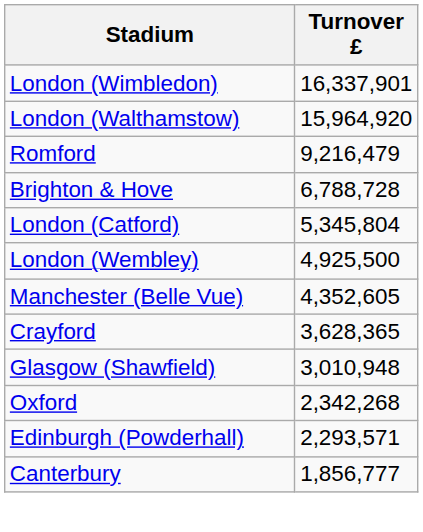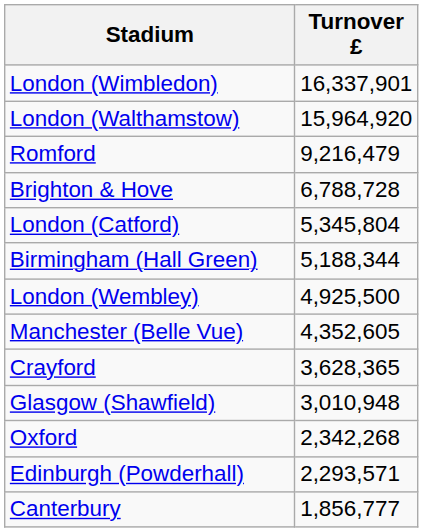+ row: (134, 260)
